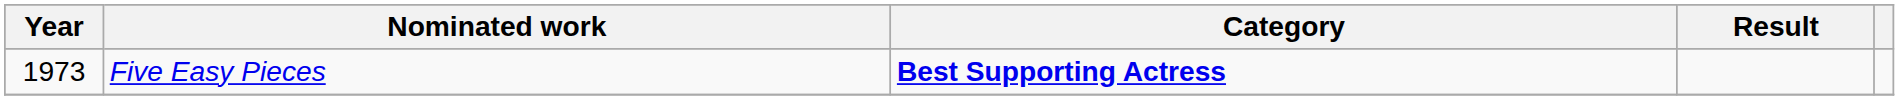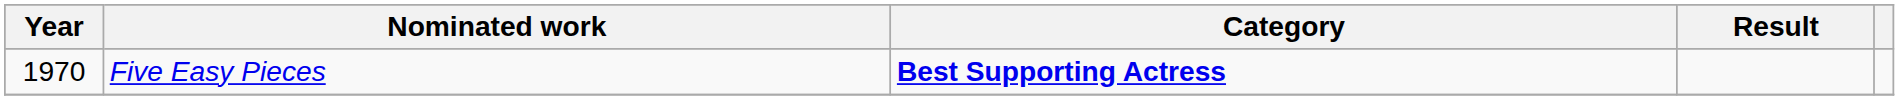(54, 71) 1973 -> (54, 71) 1970
